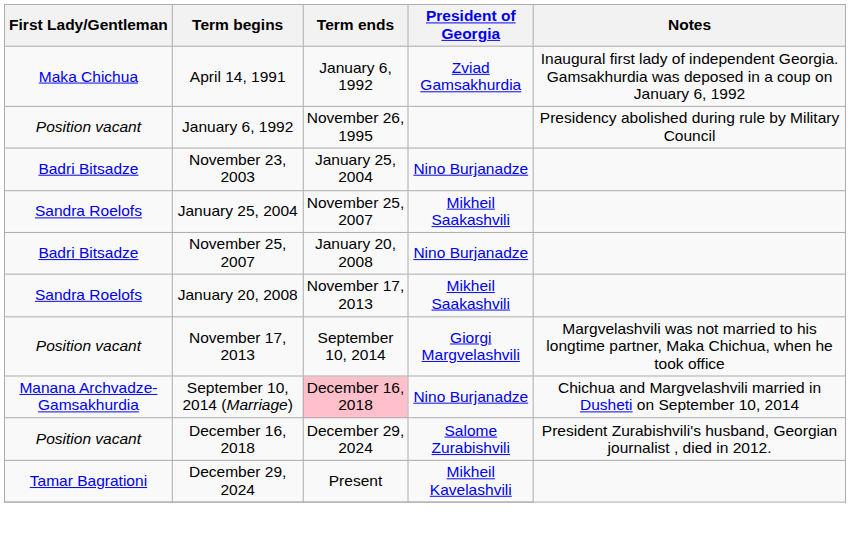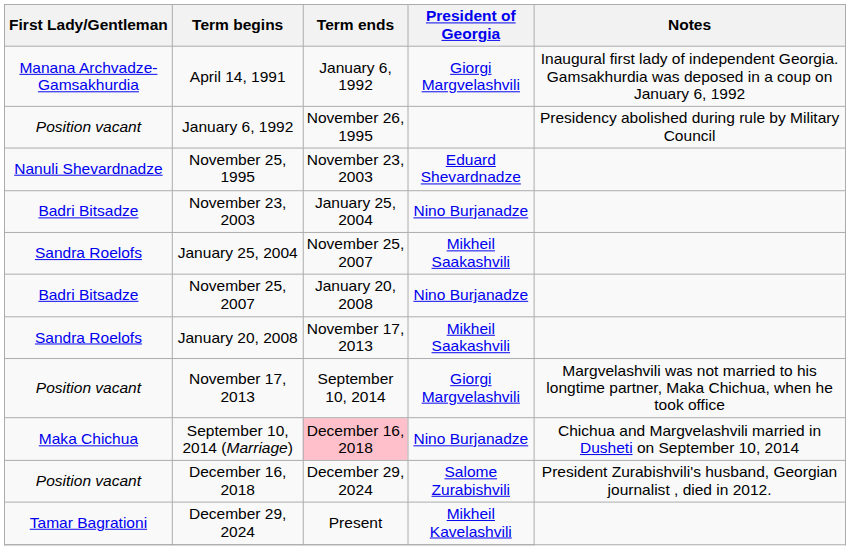(88, 76) Maka Chichua -> (88, 76) Manana Archvadze-Gamsakhurdia
(471, 76) Zviad Gamsakhurdia -> (471, 76) Giorgi Margvelashvili
+ row: (238, 169)
(88, 397) Manana Archvadze-Gamsakhurdia -> (88, 439) Maka Chichua
